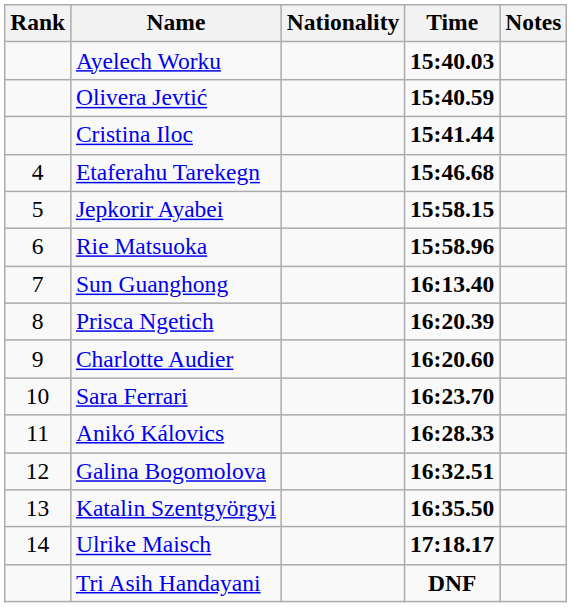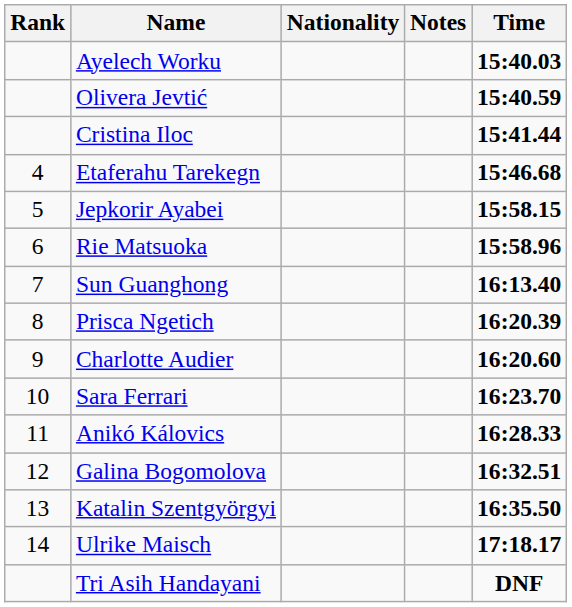columns swapped: (452, 23) <-> (533, 23)
